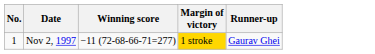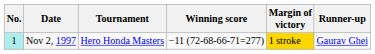+ column: (122, 18)
(14, 41) no background -> (14, 41) paleturquoise background
